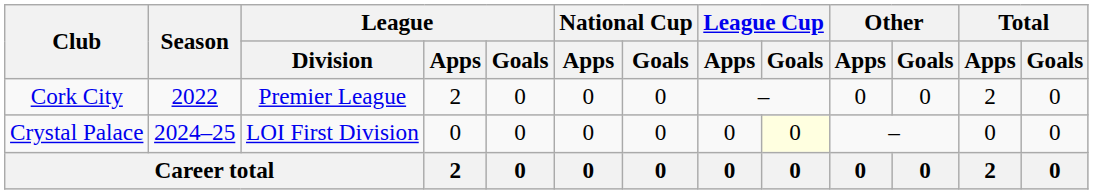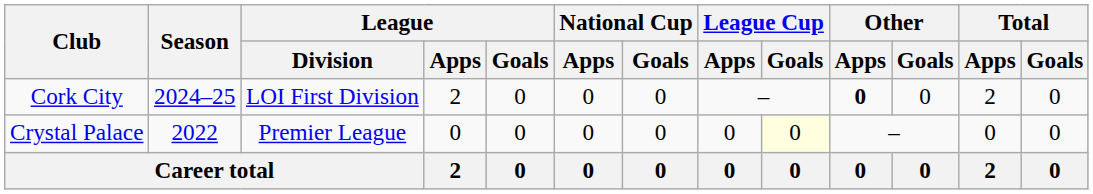(195, 96) 2022 -> (195, 96) 2024–25
(332, 96) Premier League -> (332, 96) LOI First Division
(860, 96) normal -> (860, 96) bold
(195, 133) 2024–25 -> (195, 133) 2022
(332, 133) LOI First Division -> (332, 133) Premier League
